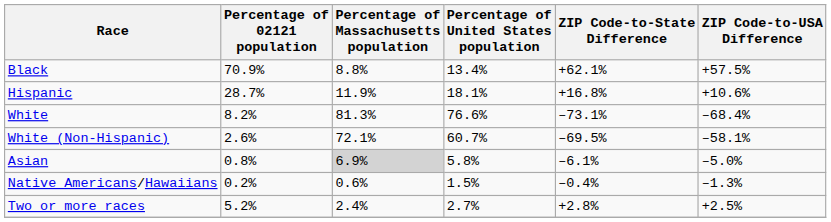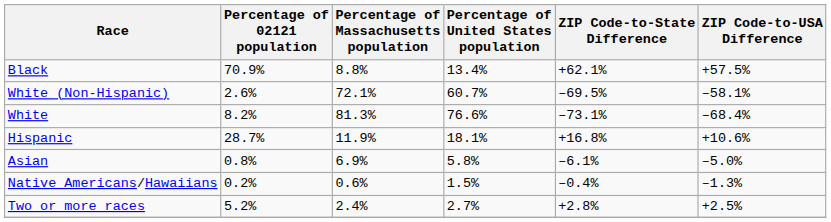rows swapped: (40, 93) <-> (88, 138)
(352, 161) lightgrey background -> (352, 161) no background
